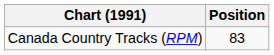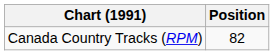(237, 38) 83 -> (237, 38) 82
